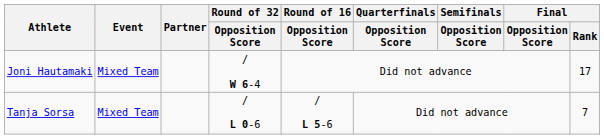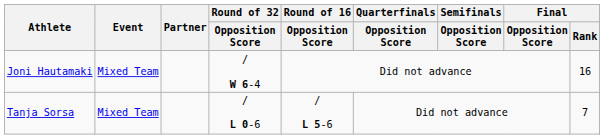(585, 71) 17 -> (585, 71) 16
